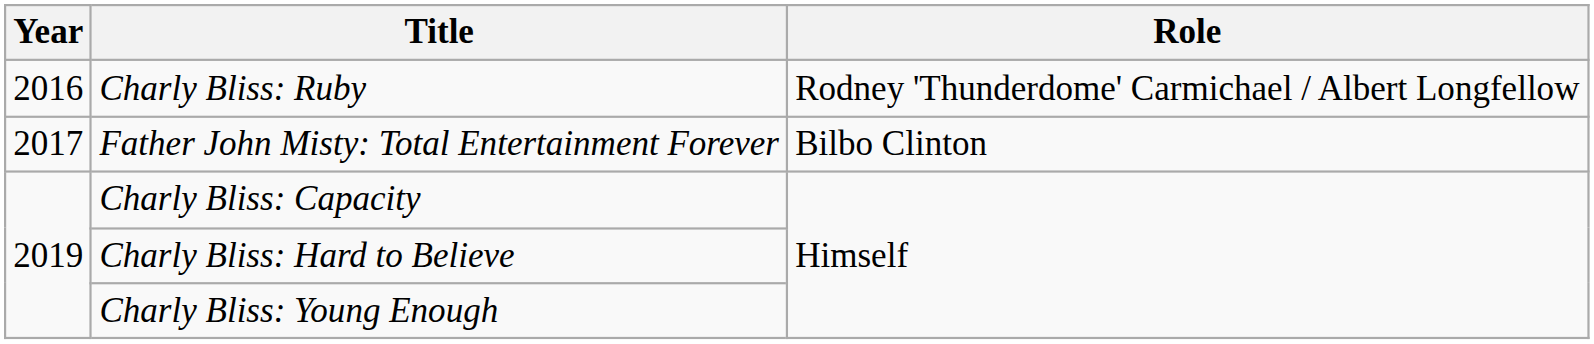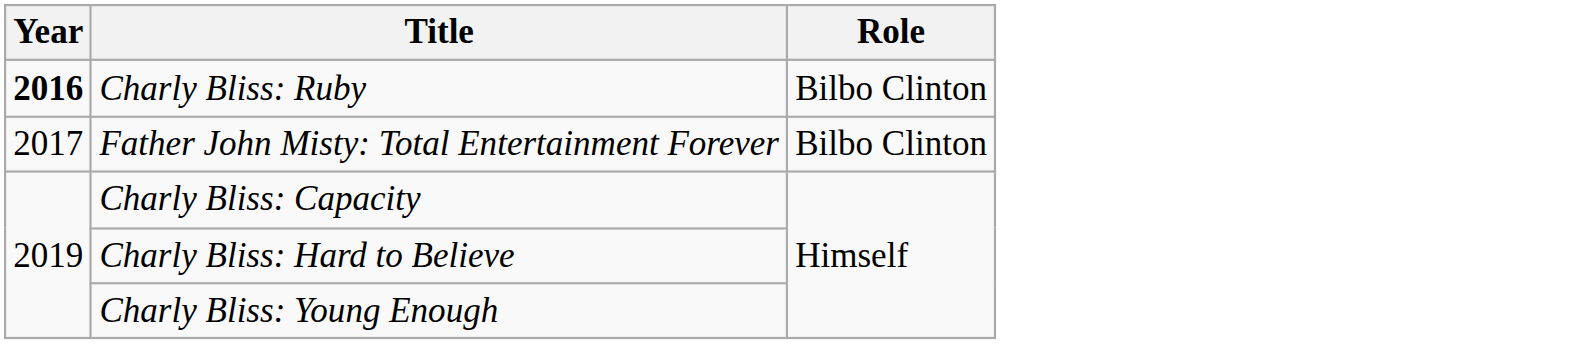(48, 87) normal -> (48, 87) bold
(1187, 87) Rodney 'Thunderdome' Carmichael / Albert Longfellow -> (891, 87) Bilbo Clinton
